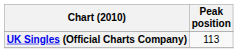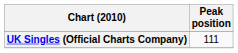(211, 39) 113 -> (211, 39) 111
